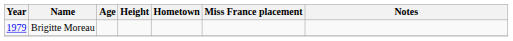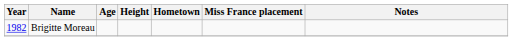(17, 28) 1979 -> (17, 28) 1982
